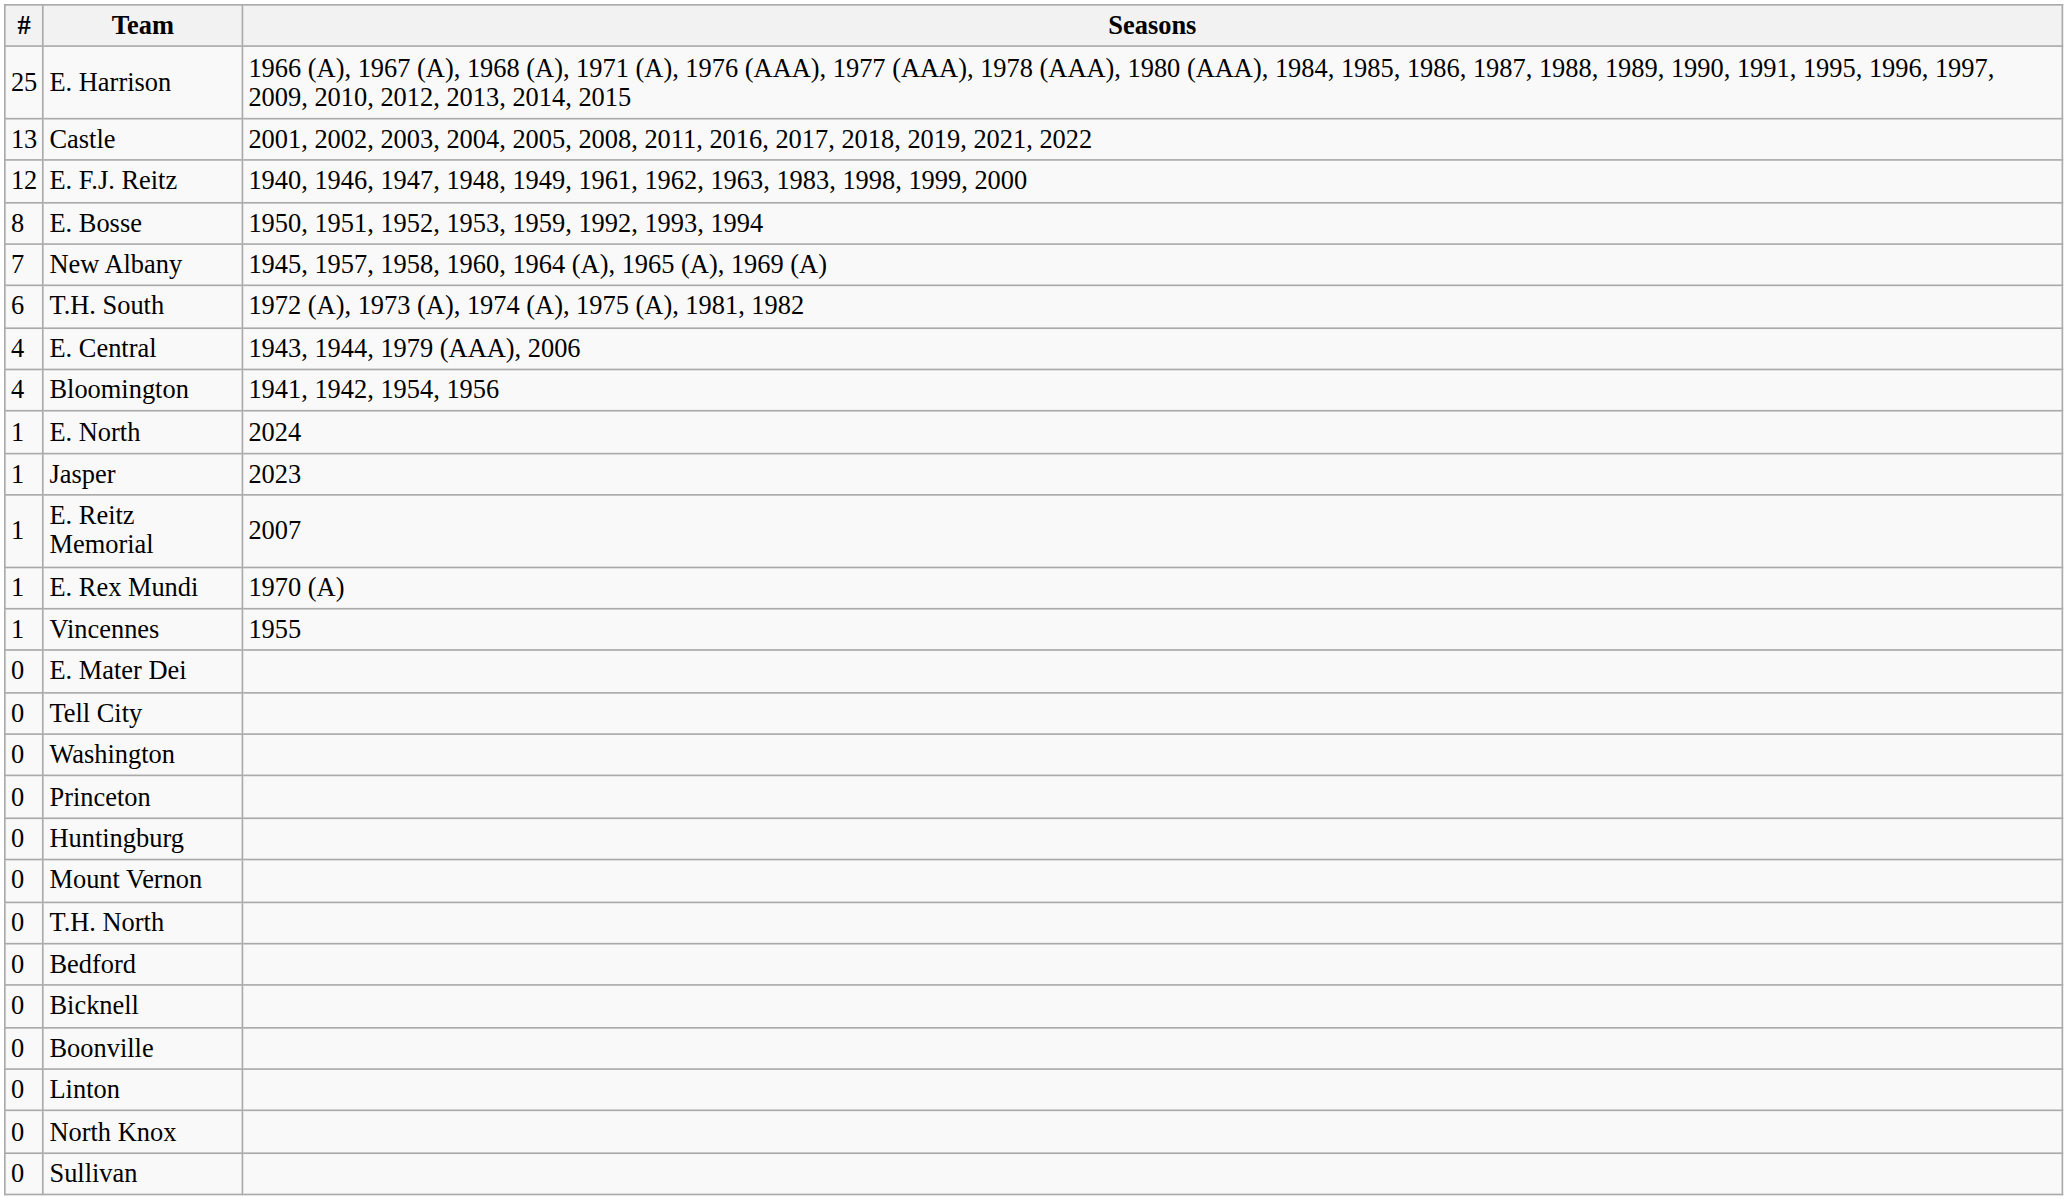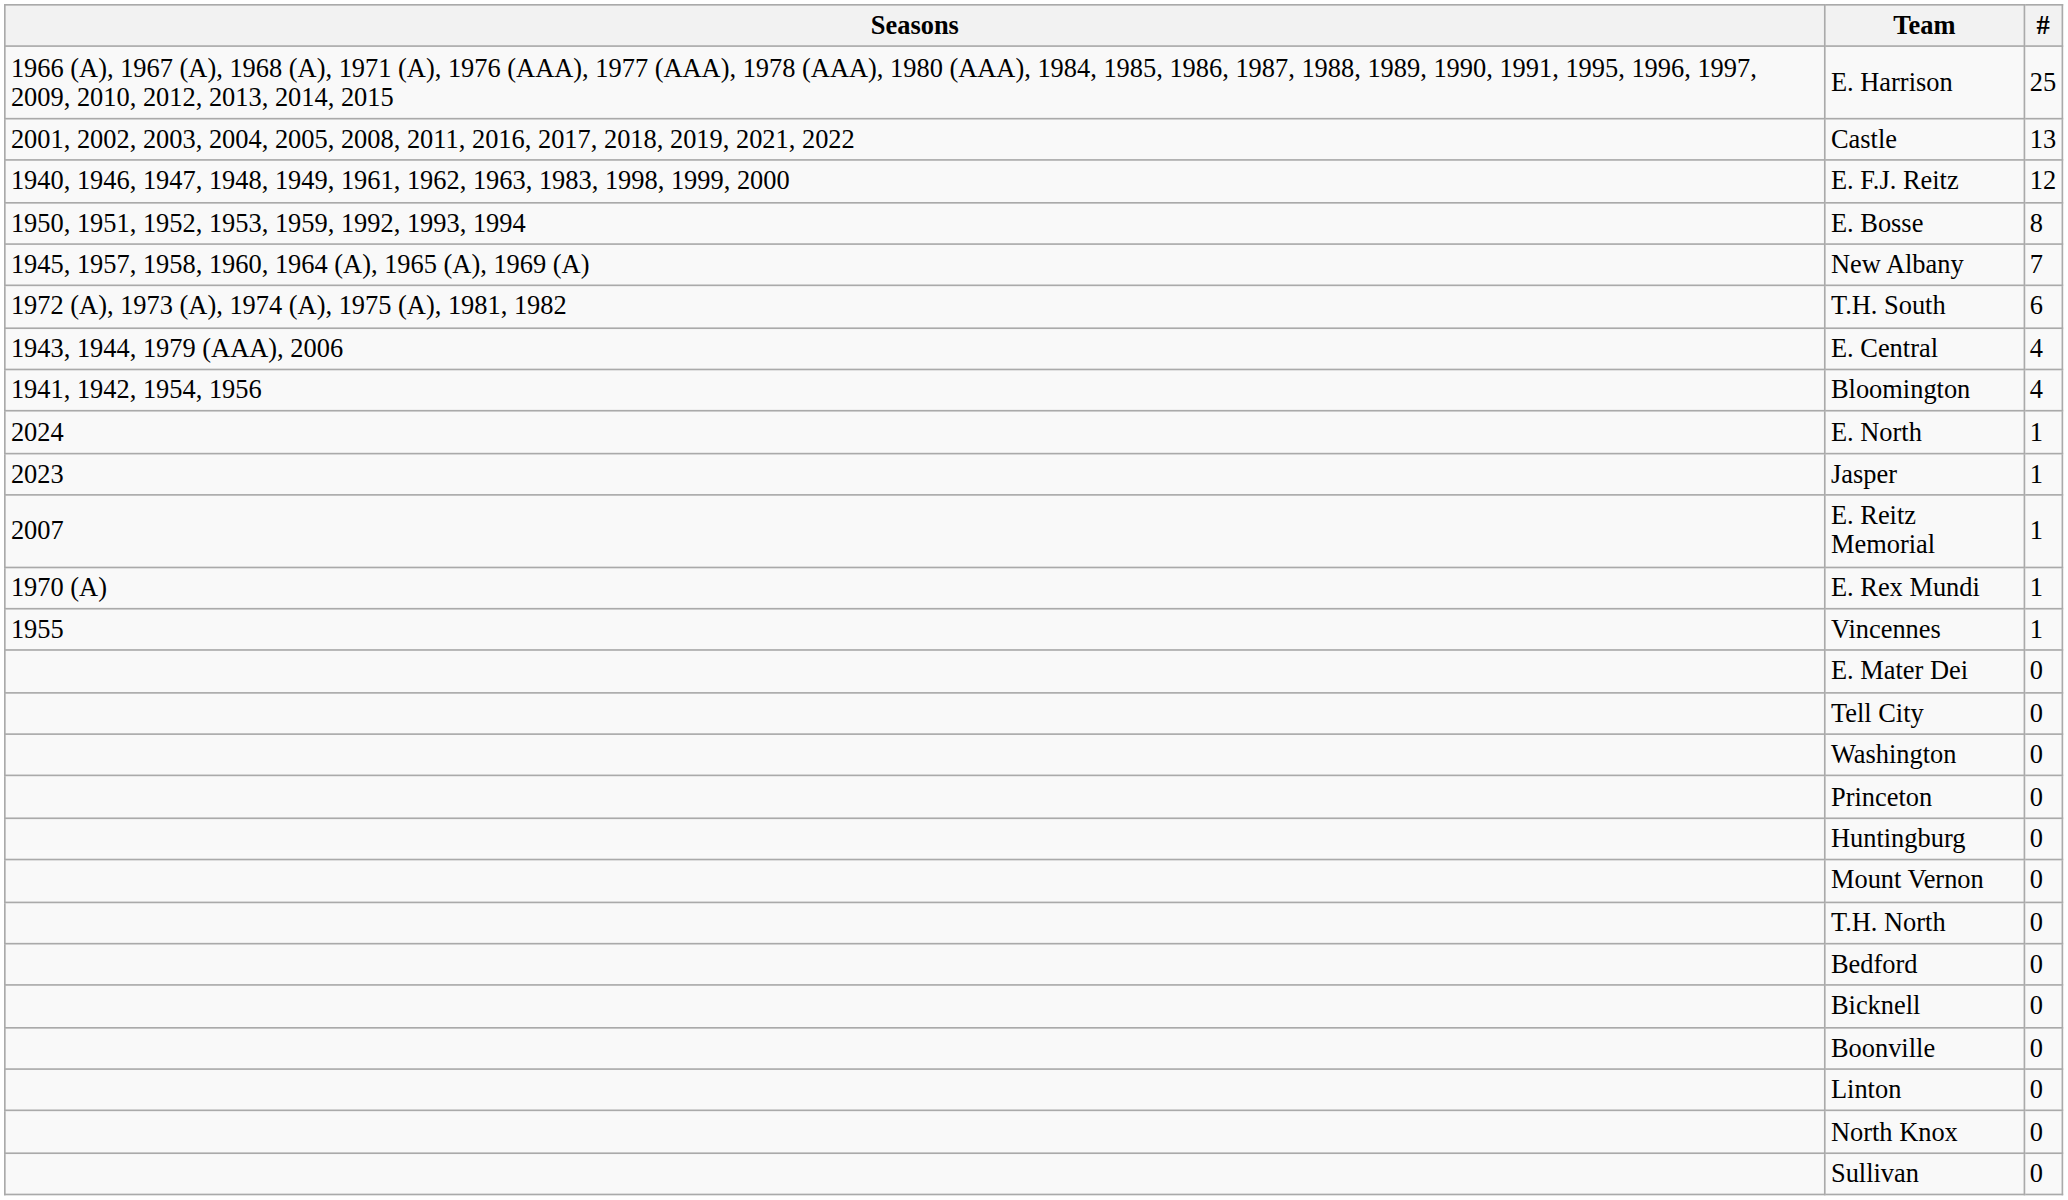columns swapped: (24, 25) <-> (1152, 25)
